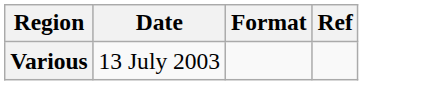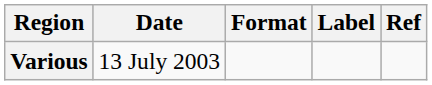+ column: (346, 23)
